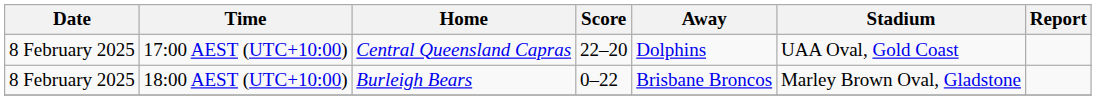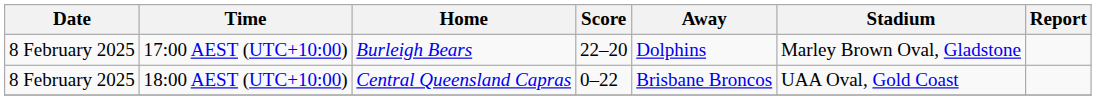(464, 49) Central Queensland Capras -> (414, 49) Burleigh Bears
(870, 49) UAA Oval, Gold Coast -> (901, 49) Marley Brown Oval, Gladstone
(414, 79) Burleigh Bears -> (464, 79) Central Queensland Capras
(901, 79) Marley Brown Oval, Gladstone -> (870, 79) UAA Oval, Gold Coast
